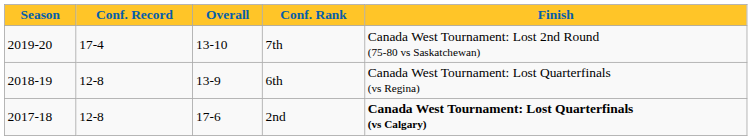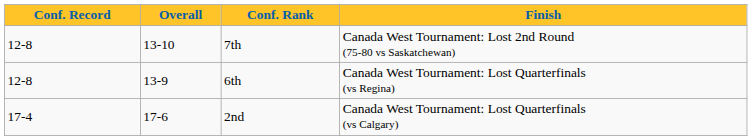- column: (40, 15)
(92, 44) 17-4 -> (20, 44) 12-8
(92, 116) 12-8 -> (20, 116) 17-4
(501, 116) bold -> (464, 116) normal
